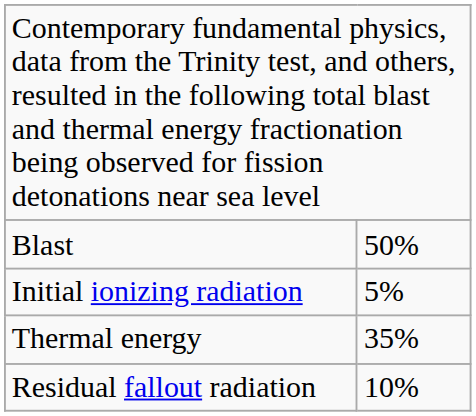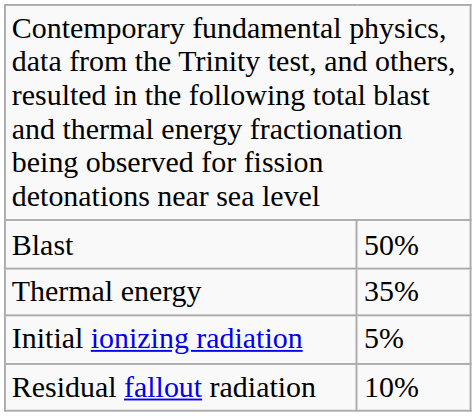rows swapped: (107, 338) <-> (157, 291)
